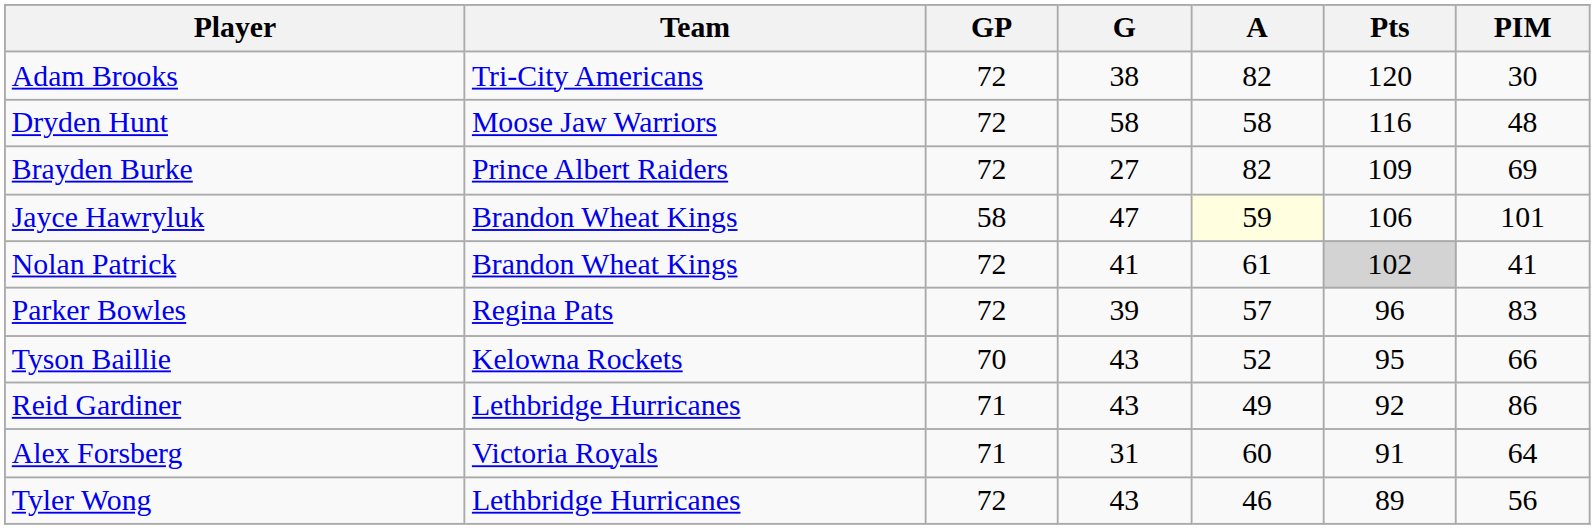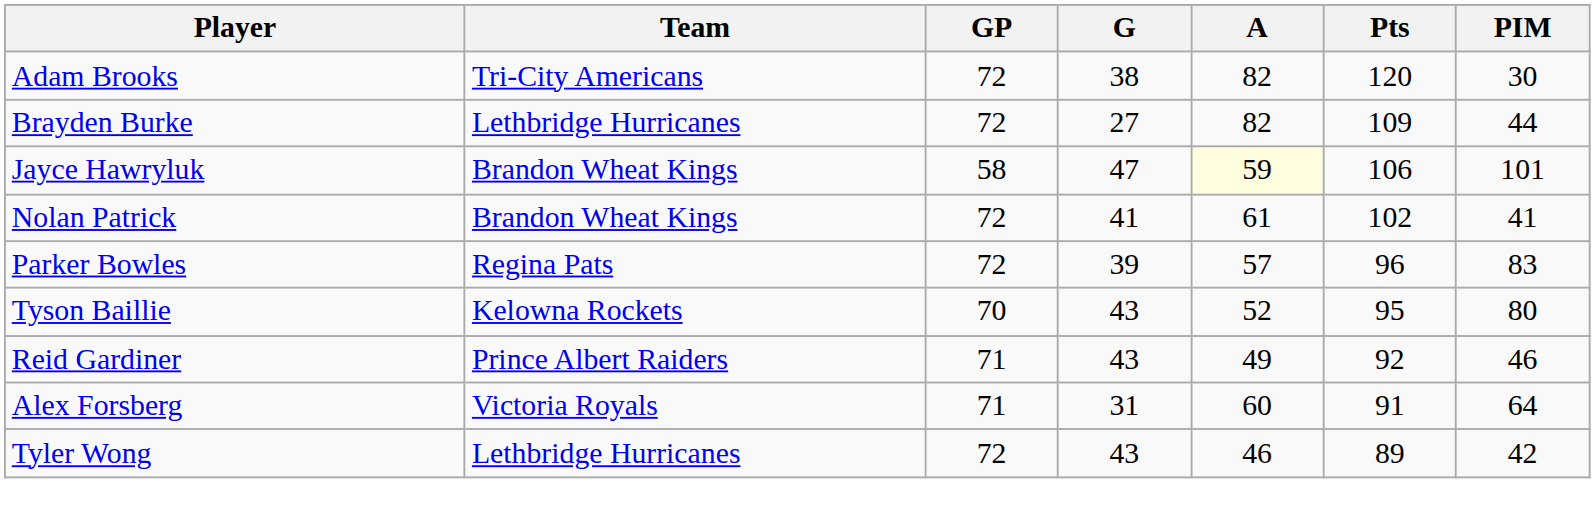- row: (90, 122)
(600, 169) Prince Albert Raiders -> (606, 122) Lethbridge Hurricanes
(1523, 169) 69 -> (1523, 122) 44
(1390, 264) lightgrey background -> (1390, 216) no background
(1523, 358) 66 -> (1523, 311) 80
(606, 405) Lethbridge Hurricanes -> (600, 358) Prince Albert Raiders
(1523, 405) 86 -> (1523, 358) 46
(1523, 500) 56 -> (1523, 452) 42
